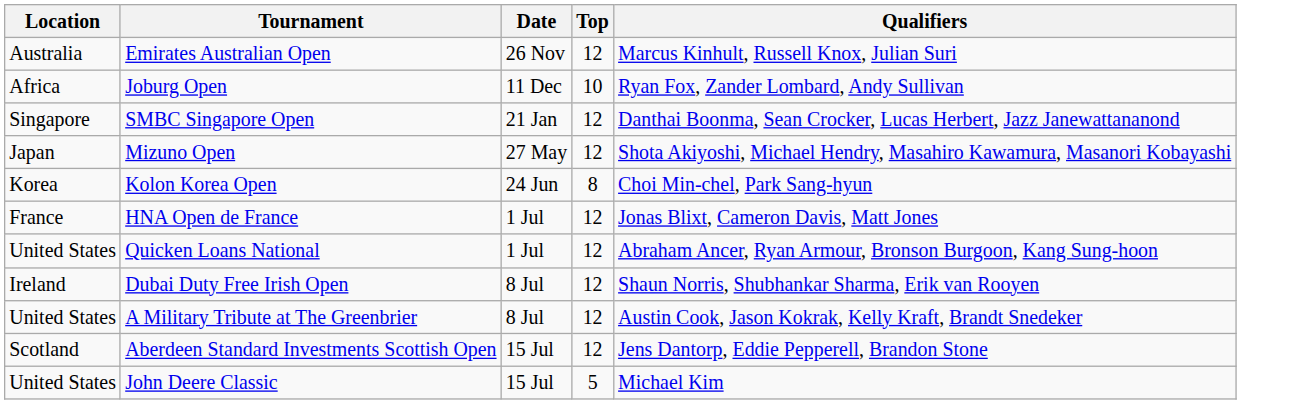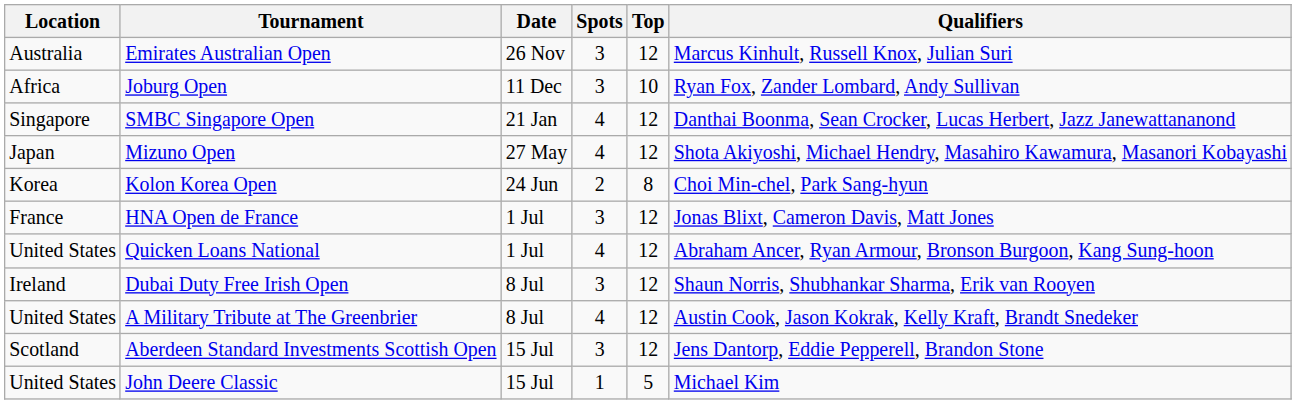+ column: (600, 21)
